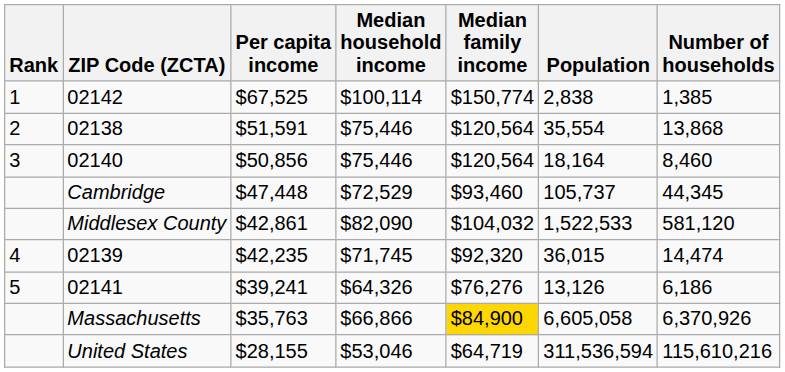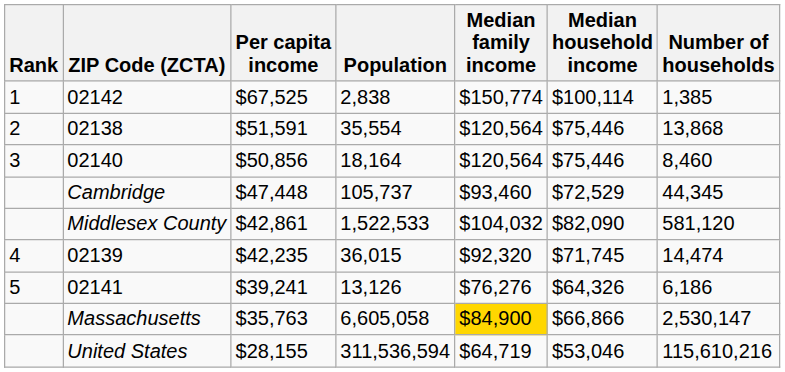columns swapped: (391, 42) <-> (598, 65)
(707, 319) 6,370,926 -> (707, 319) 2,530,147
